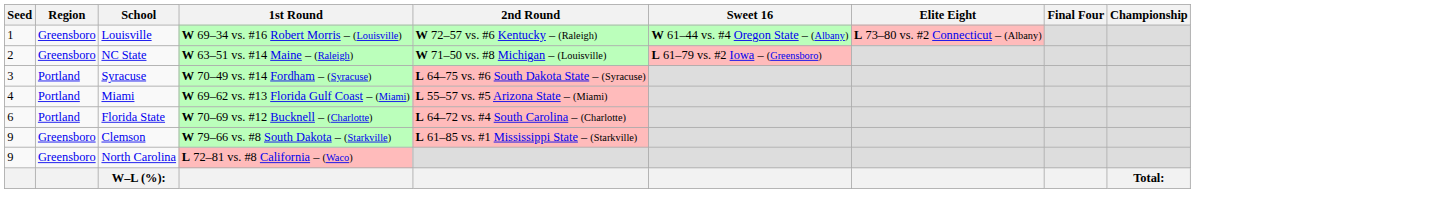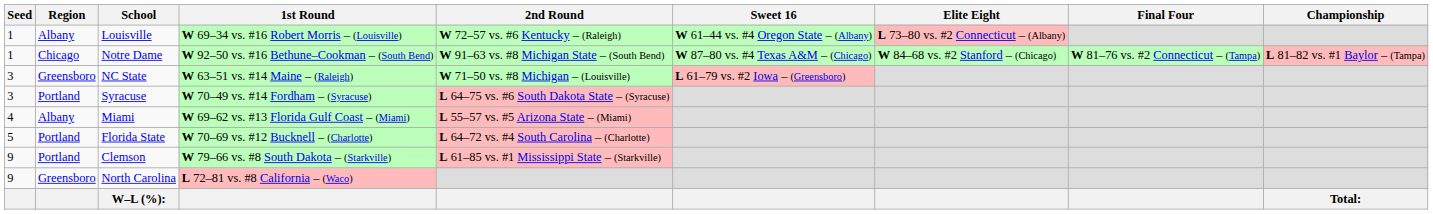(67, 35) Greensboro -> (56, 35) Albany
+ row: (132, 55)
(10, 55) 2 -> (10, 76) 3
(59, 96) Portland -> (56, 117) Albany
(10, 117) 6 -> (10, 137) 5
(67, 137) Greensboro -> (59, 158) Portland
